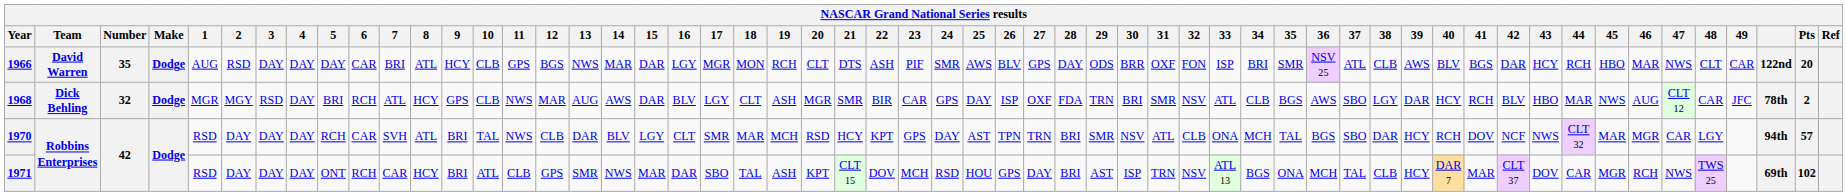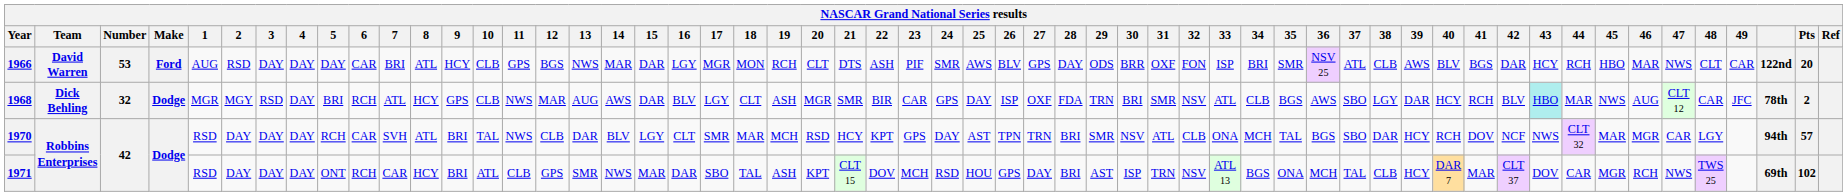(125, 64) 35 -> (125, 64) 53
(169, 64) Dodge -> (169, 64) Ford
(1545, 100) no background -> (1545, 100) paleturquoise background
